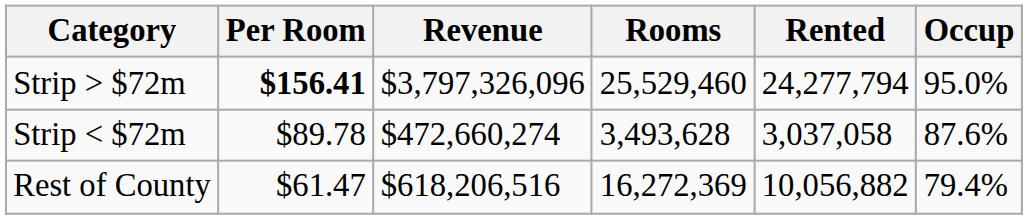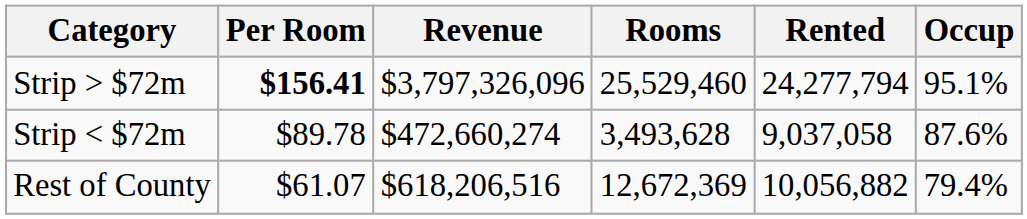(966, 82) 95.0% -> (966, 82) 95.1%
(827, 134) 3,037,058 -> (827, 134) 9,037,058
(321, 186) $61.47 -> (321, 186) $61.07
(673, 186) 16,272,369 -> (673, 186) 12,672,369
